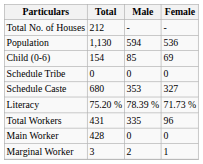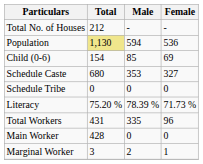(101, 43) no background -> (101, 43) khaki background
rows swapped: (37, 89) <-> (36, 74)
